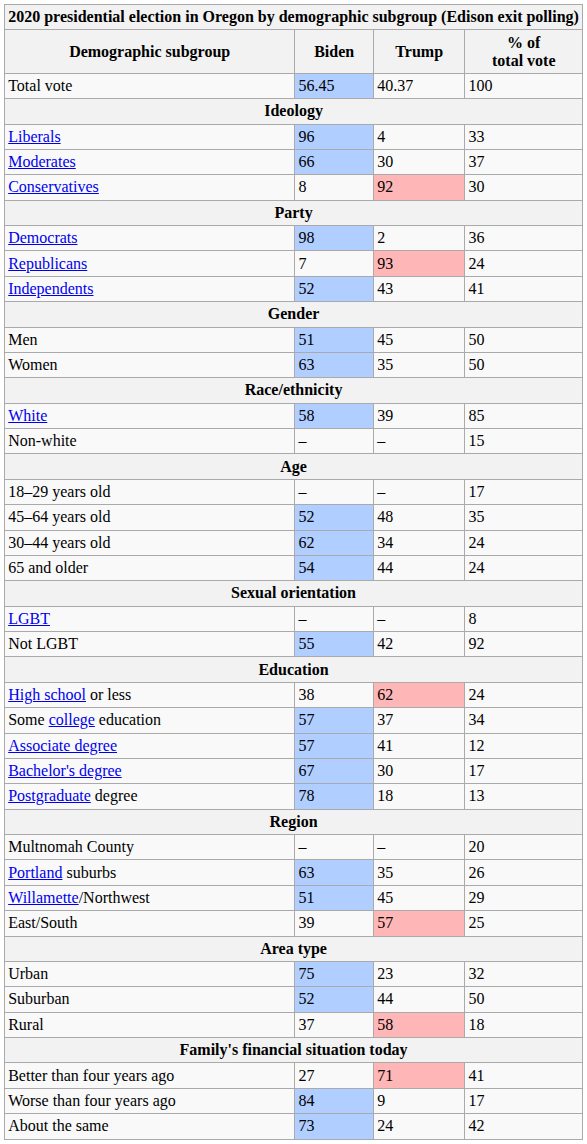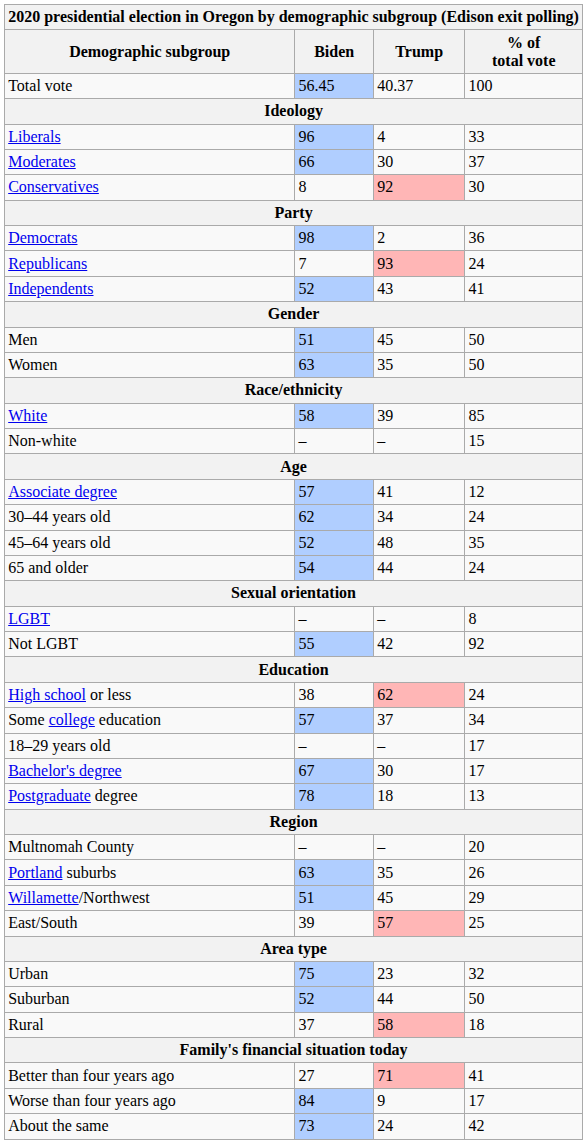rows swapped: (59, 491) <-> (63, 745)
rows swapped: (59, 542) <-> (59, 517)
